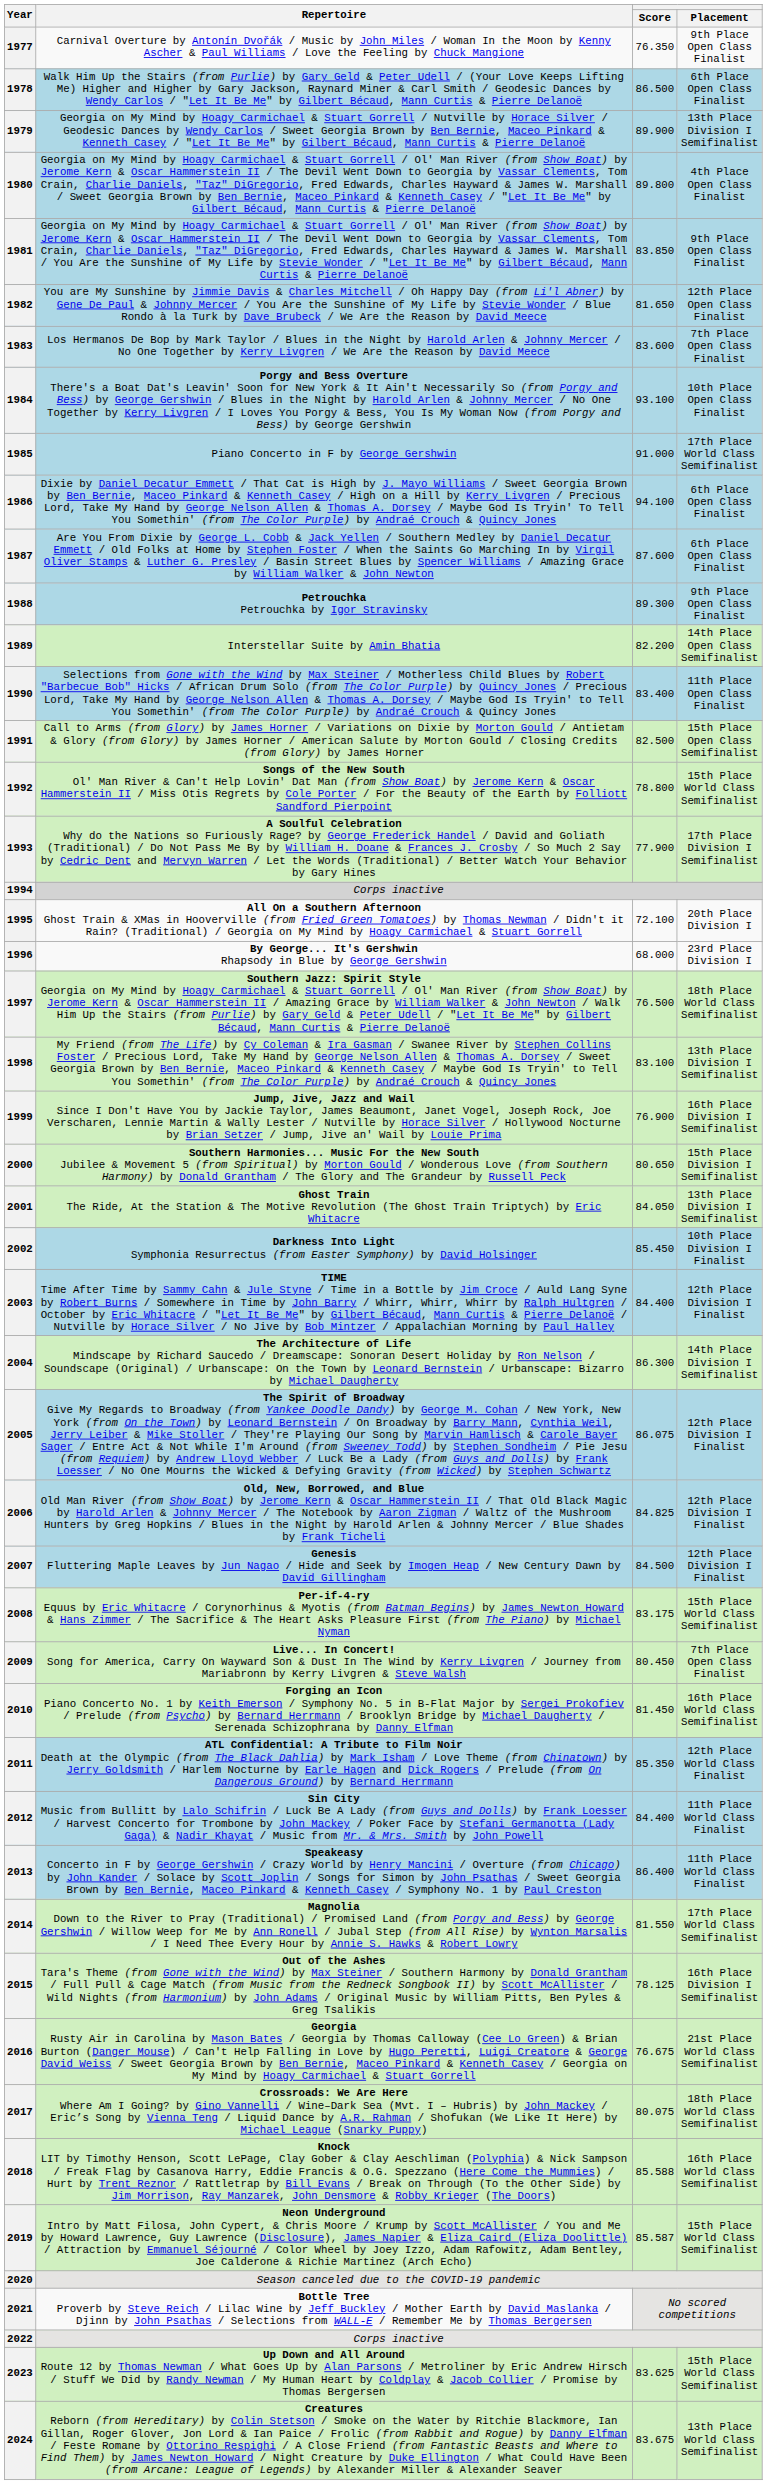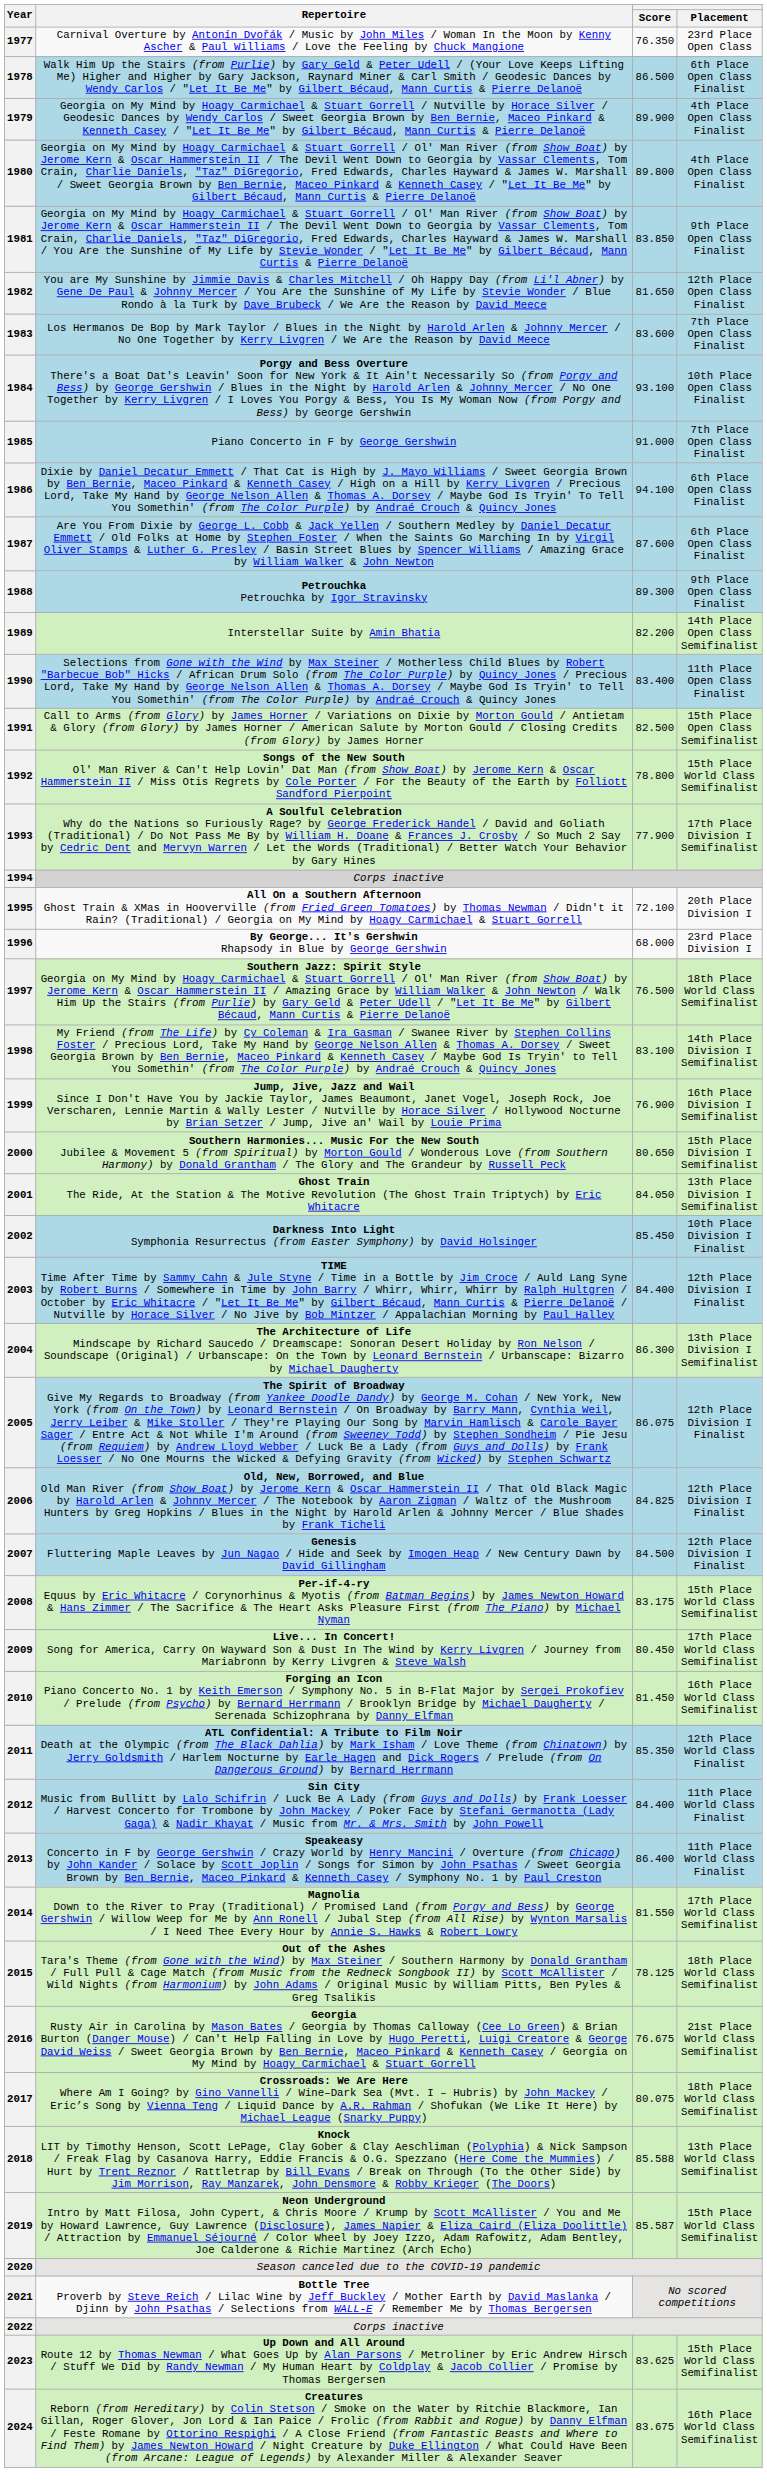(720, 48) 9th Place Open Class Finalist -> (720, 42) 23rd Place Open Class
(720, 132) 13th Place Division I Semifinalist -> (720, 119) 4th Place Open Class Finalist
(720, 455) 17th Place World Class Semifinalist -> (720, 443) 7th Place Open Class Finalist
(720, 1064) 13th Place Division I Semifinalist -> (720, 1052) 14th Place Division I Semifinalist
(720, 1363) 14th Place Division I Semifinalist -> (720, 1351) 13th Place Division I Semifinalist
(720, 1663) 7th Place Open Class Finalist -> (720, 1651) 17th Place World Class Semifinalist
(720, 1986) 16th Place Division I Semifinalist -> (720, 1974) 18th Place World Class Semifinalist
(720, 2172) 16th Place World Class Semifinalist -> (720, 2160) 13th Place World Class Semifinalist
(720, 2441) 13th Place World Class Semifinalist -> (720, 2429) 16th Place World Class Semifinalist
